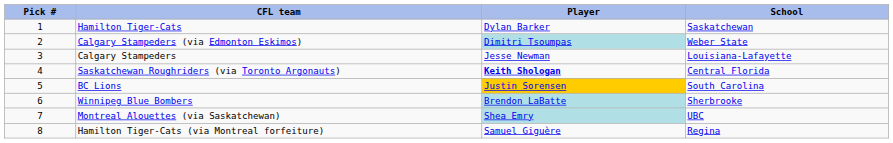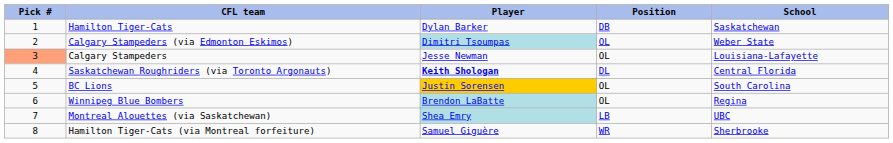+ column: (654, 12)
(40, 56) no background -> (35, 56) lightsalmon background
(715, 101) Sherbrooke -> (730, 101) Regina
(704, 130) Regina -> (741, 130) Sherbrooke
